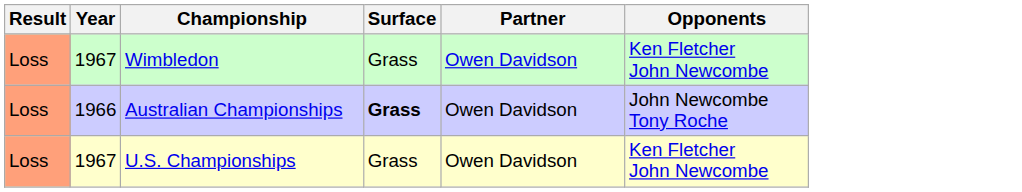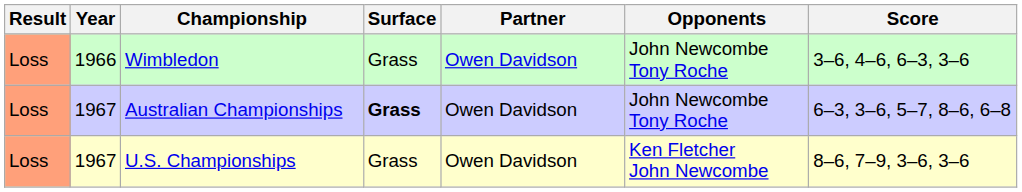+ column: (913, 19)
(96, 59) 1967 -> (96, 59) 1966
(699, 59) Ken Fletcher John Newcombe -> (699, 59) John Newcombe Tony Roche
(96, 110) 1966 -> (96, 110) 1967
